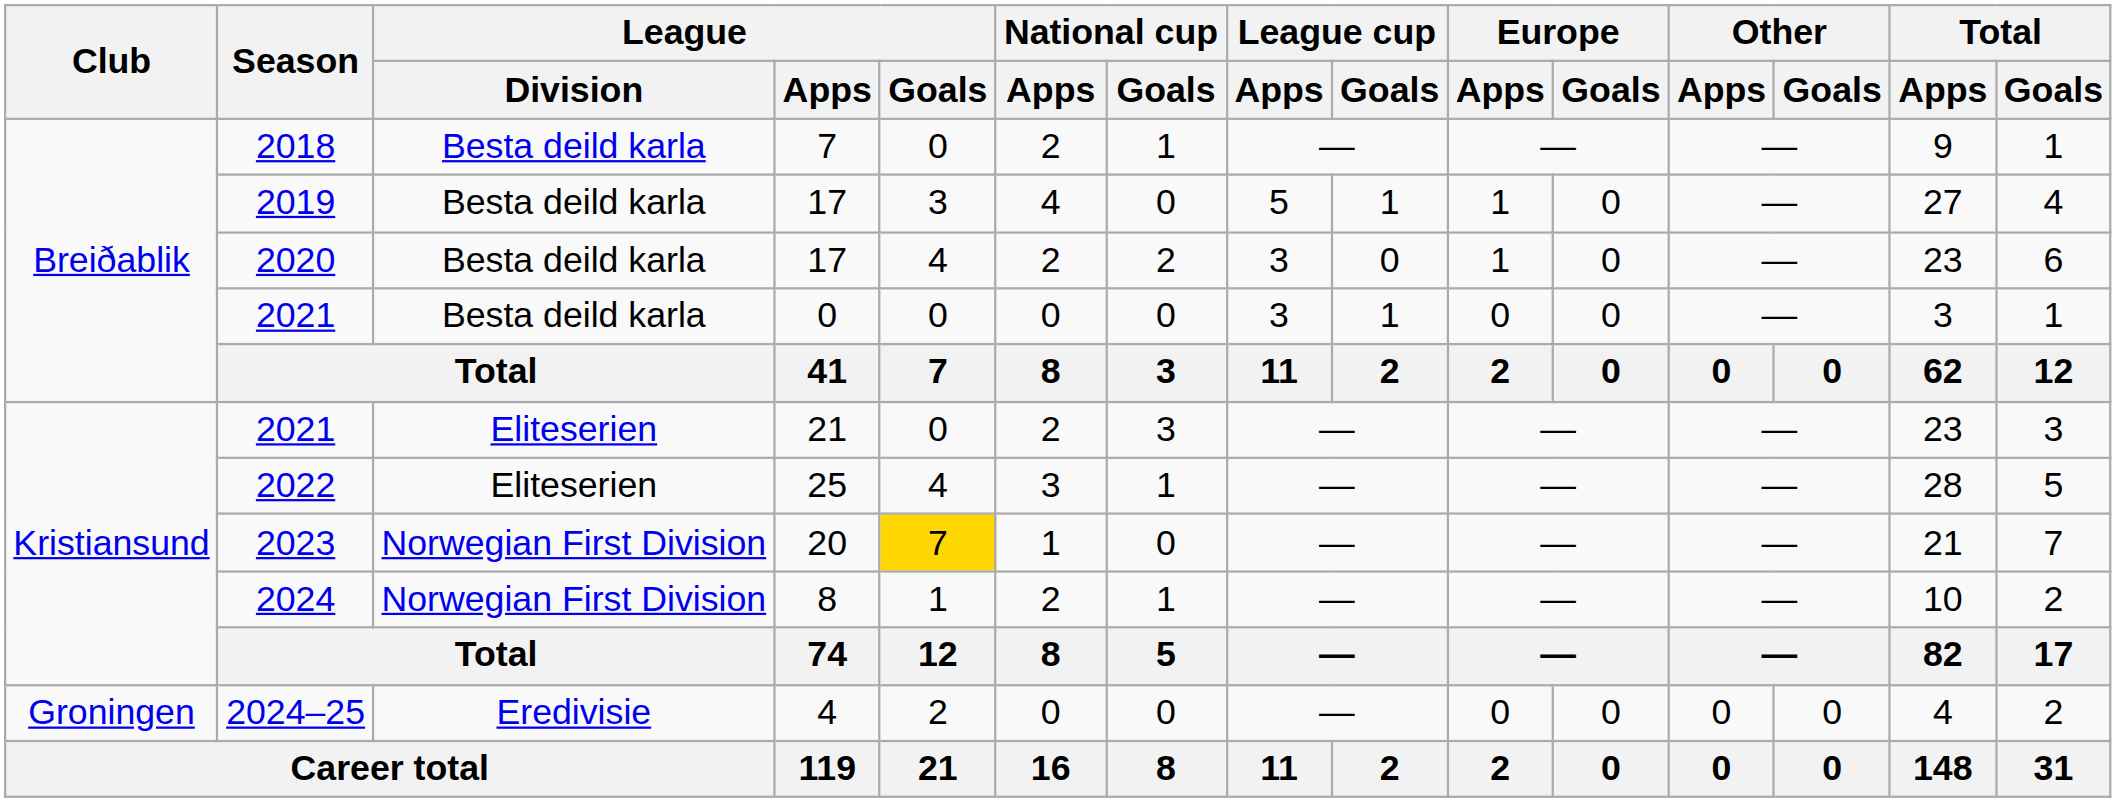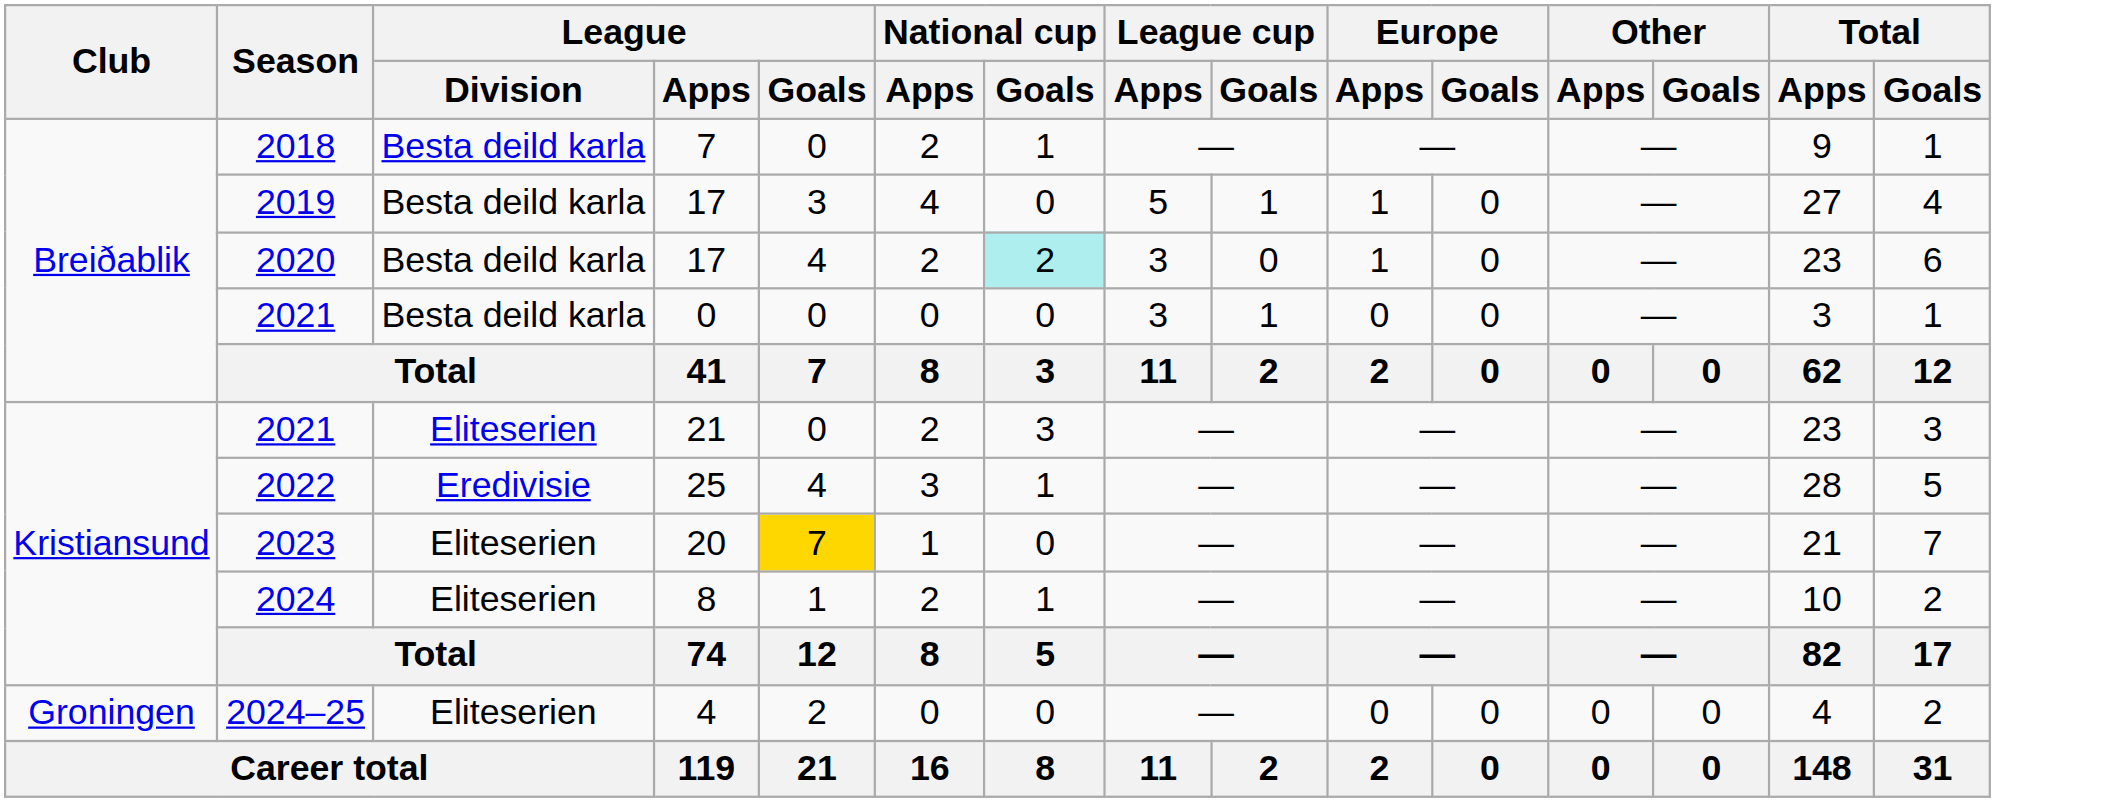(1166, 259) no background -> (1045, 259) paleturquoise background
(574, 485) Eliteserien -> (513, 485) Eredivisie
(574, 542) Norwegian First Division -> (513, 542) Eliteserien
(574, 598) Norwegian First Division -> (513, 598) Eliteserien
(574, 711) Eredivisie -> (513, 711) Eliteserien
